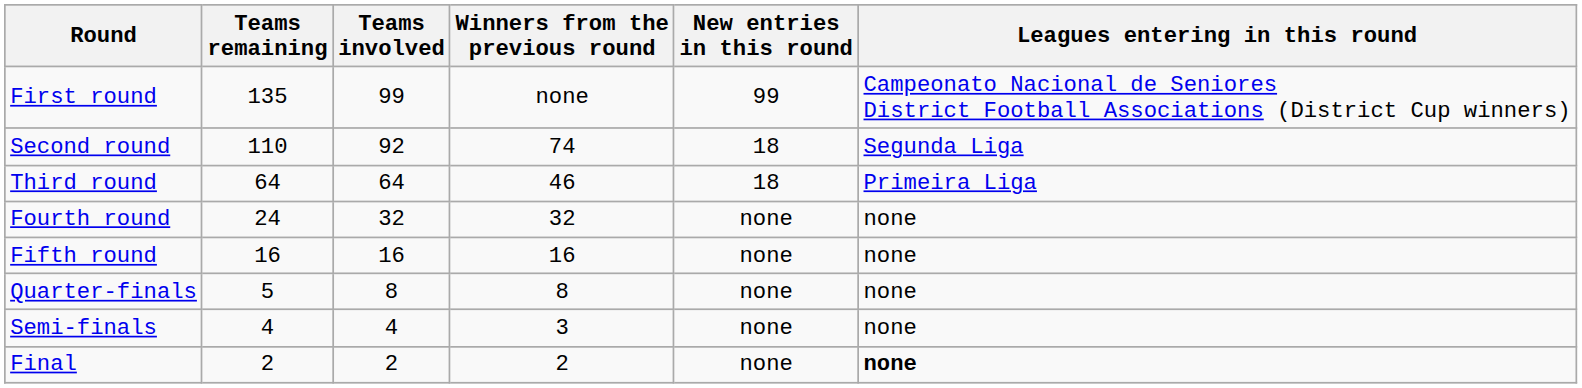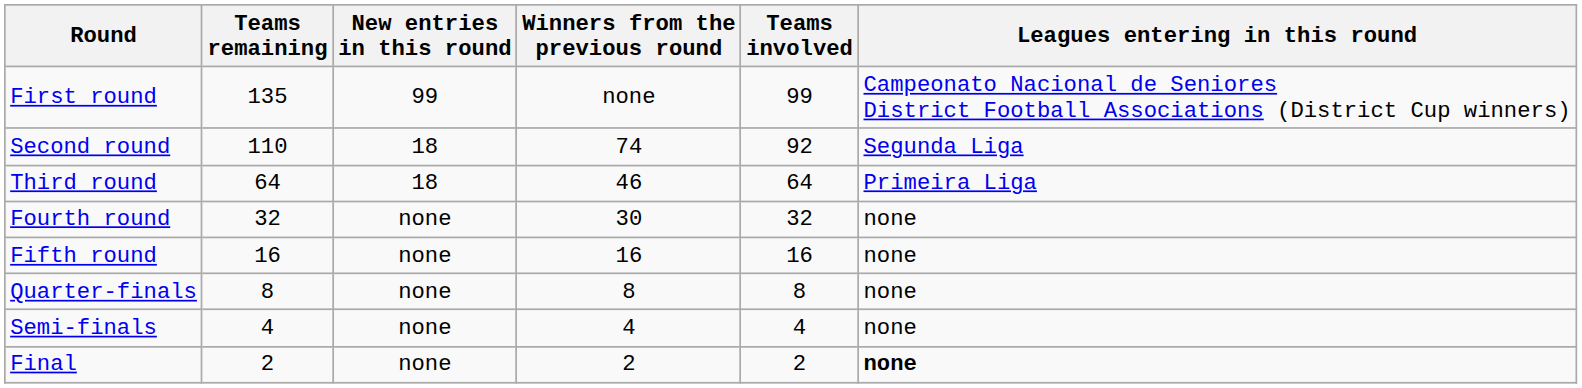columns swapped: (392, 36) <-> (766, 36)
(268, 219) 24 -> (268, 219) 32
(562, 219) 32 -> (629, 219) 30
(268, 292) 5 -> (268, 292) 8
(562, 328) 3 -> (629, 328) 4
